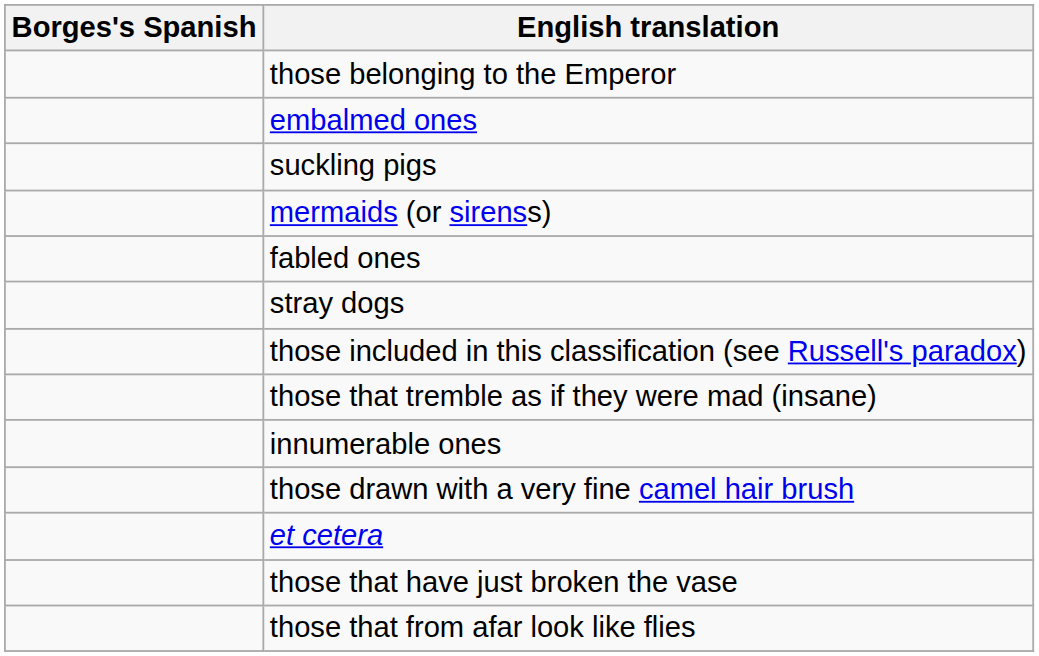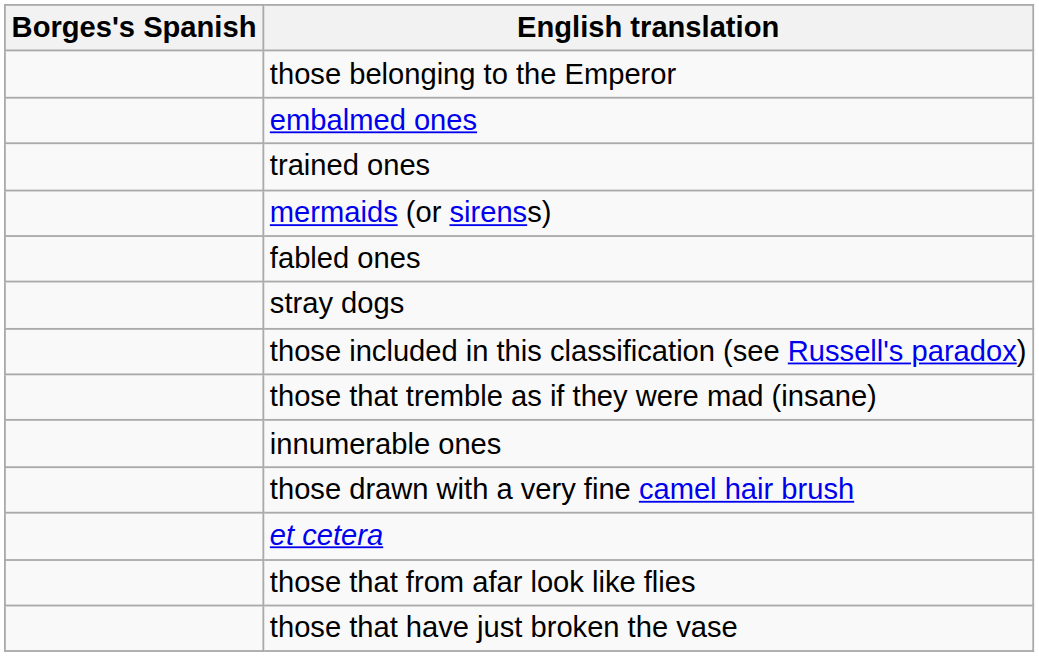+ row: (350, 166)
- row: (353, 166)
rows swapped: (504, 581) <-> (483, 627)
